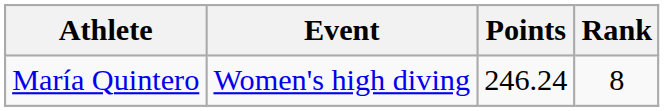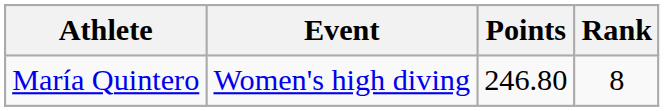(526, 79) 246.24 -> (526, 79) 246.80
